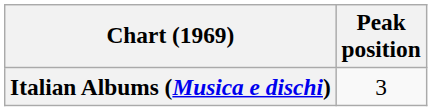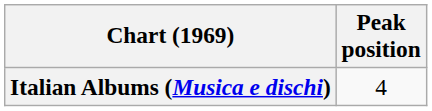(381, 86) 3 -> (381, 86) 4
